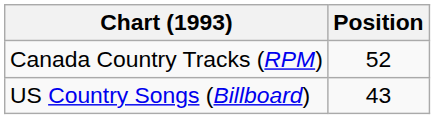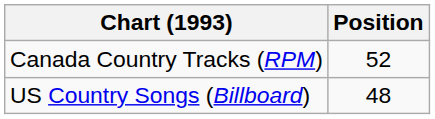(378, 95) 43 -> (378, 95) 48
